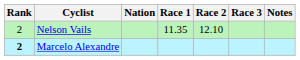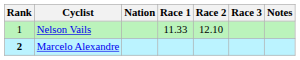(19, 30) 2 -> (19, 30) 1
(175, 30) 11.35 -> (175, 30) 11.33
